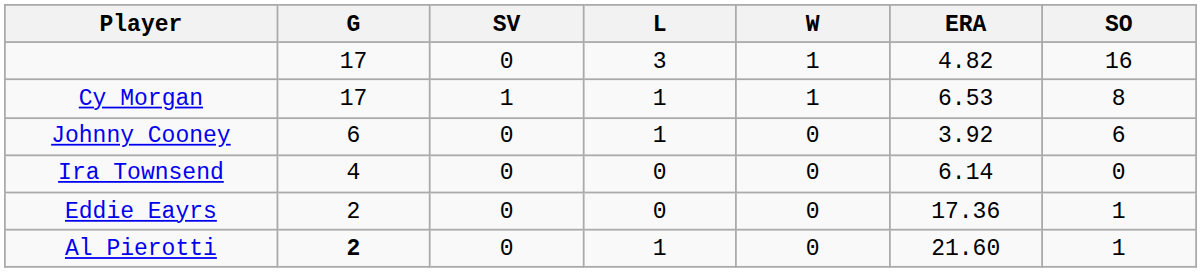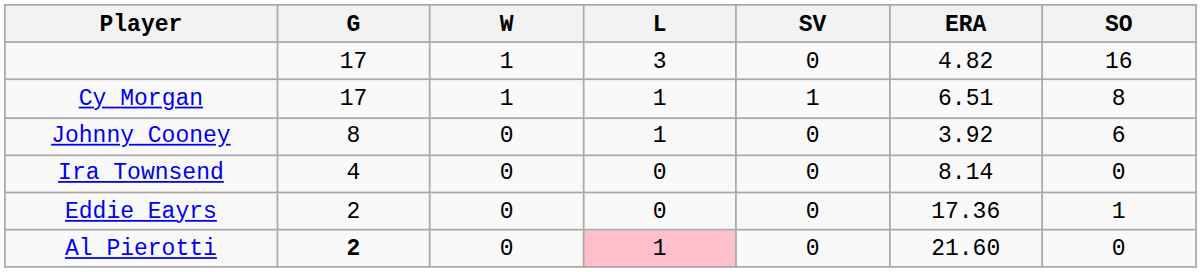columns swapped: (813, 24) <-> (507, 24)
(966, 99) 6.53 -> (966, 99) 6.51
(353, 136) 6 -> (353, 136) 8
(966, 174) 6.14 -> (966, 174) 8.14
(660, 249) no background -> (660, 249) pink background
(1119, 249) 1 -> (1119, 249) 0
